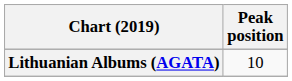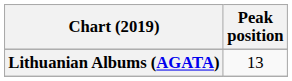(255, 62) 10 -> (255, 62) 13
